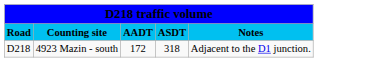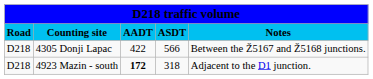+ row: (74, 49)
(138, 49) normal -> (138, 65) bold
